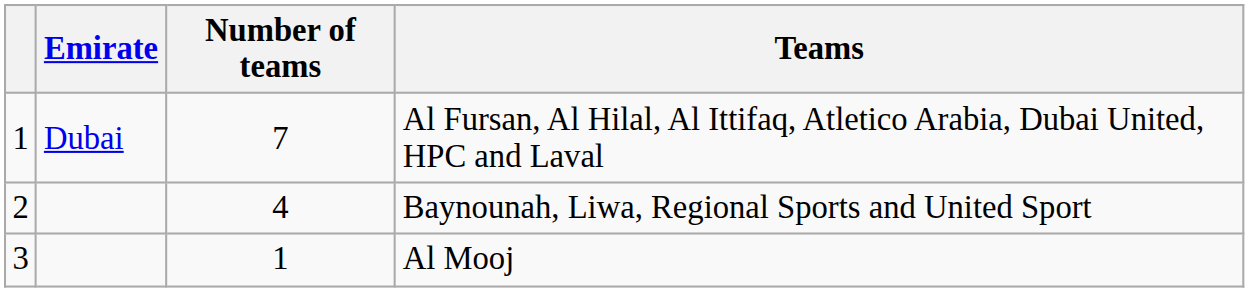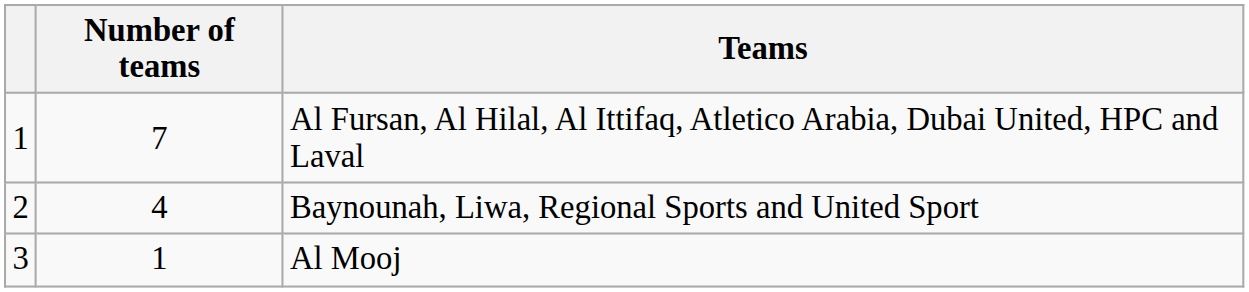- column: (101, 48)
